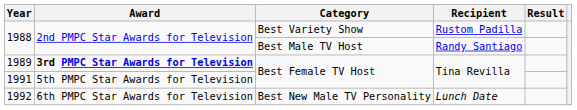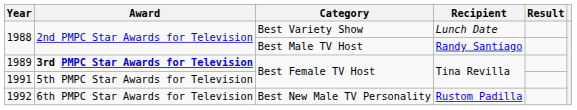(479, 30) Rustom Padilla -> (467, 30) Lunch Date
(467, 96) Lunch Date -> (479, 96) Rustom Padilla
